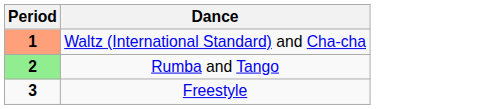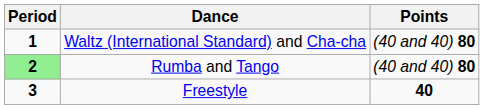+ column: (424, 16)
(32, 41) lightsalmon background -> (32, 41) no background
